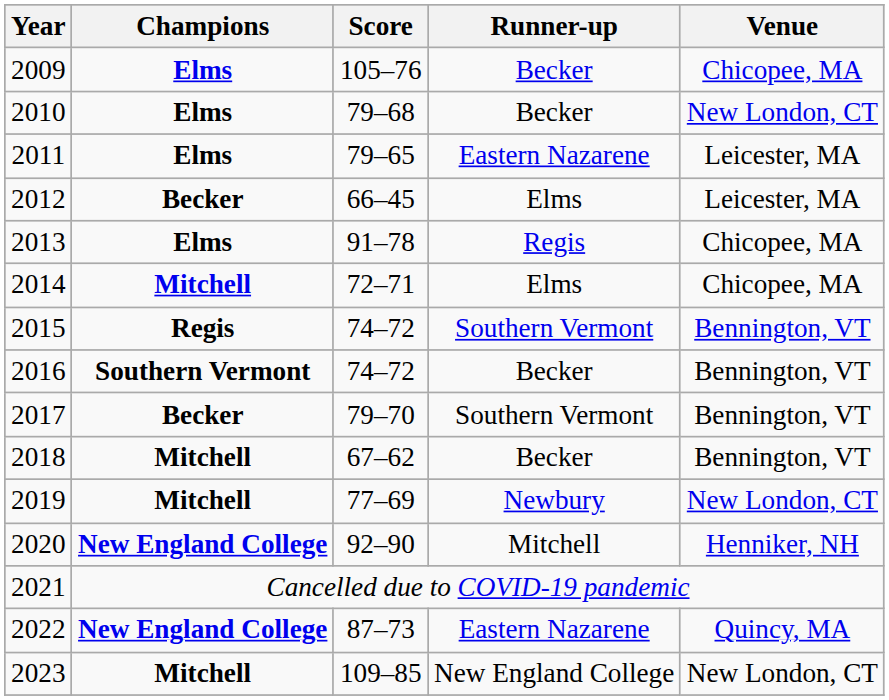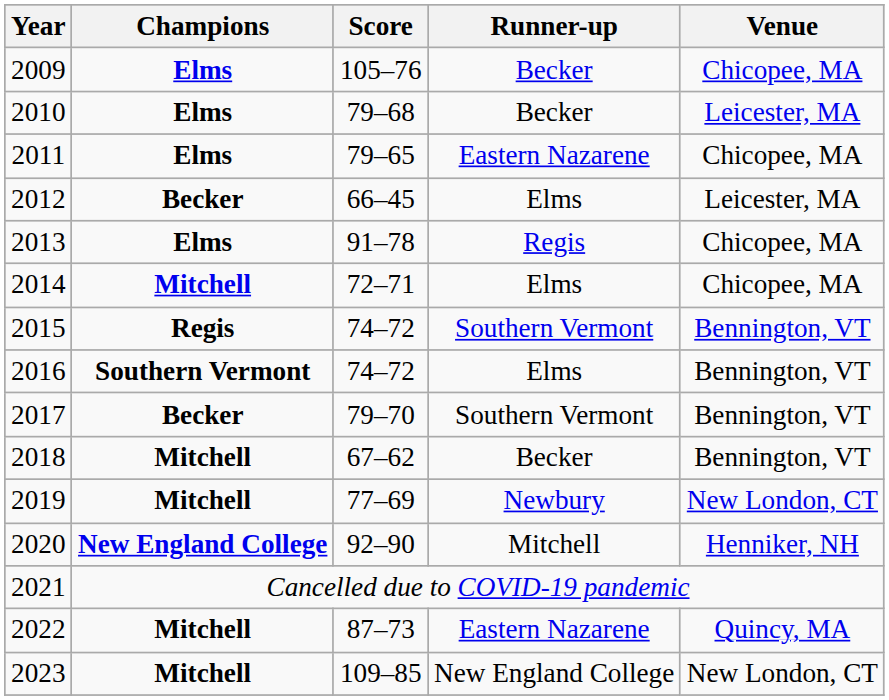(782, 112) New London, CT -> (782, 112) Leicester, MA
(782, 155) Leicester, MA -> (782, 155) Chicopee, MA
(554, 371) Becker -> (554, 371) Elms
(203, 629) New England College -> (203, 629) Mitchell
